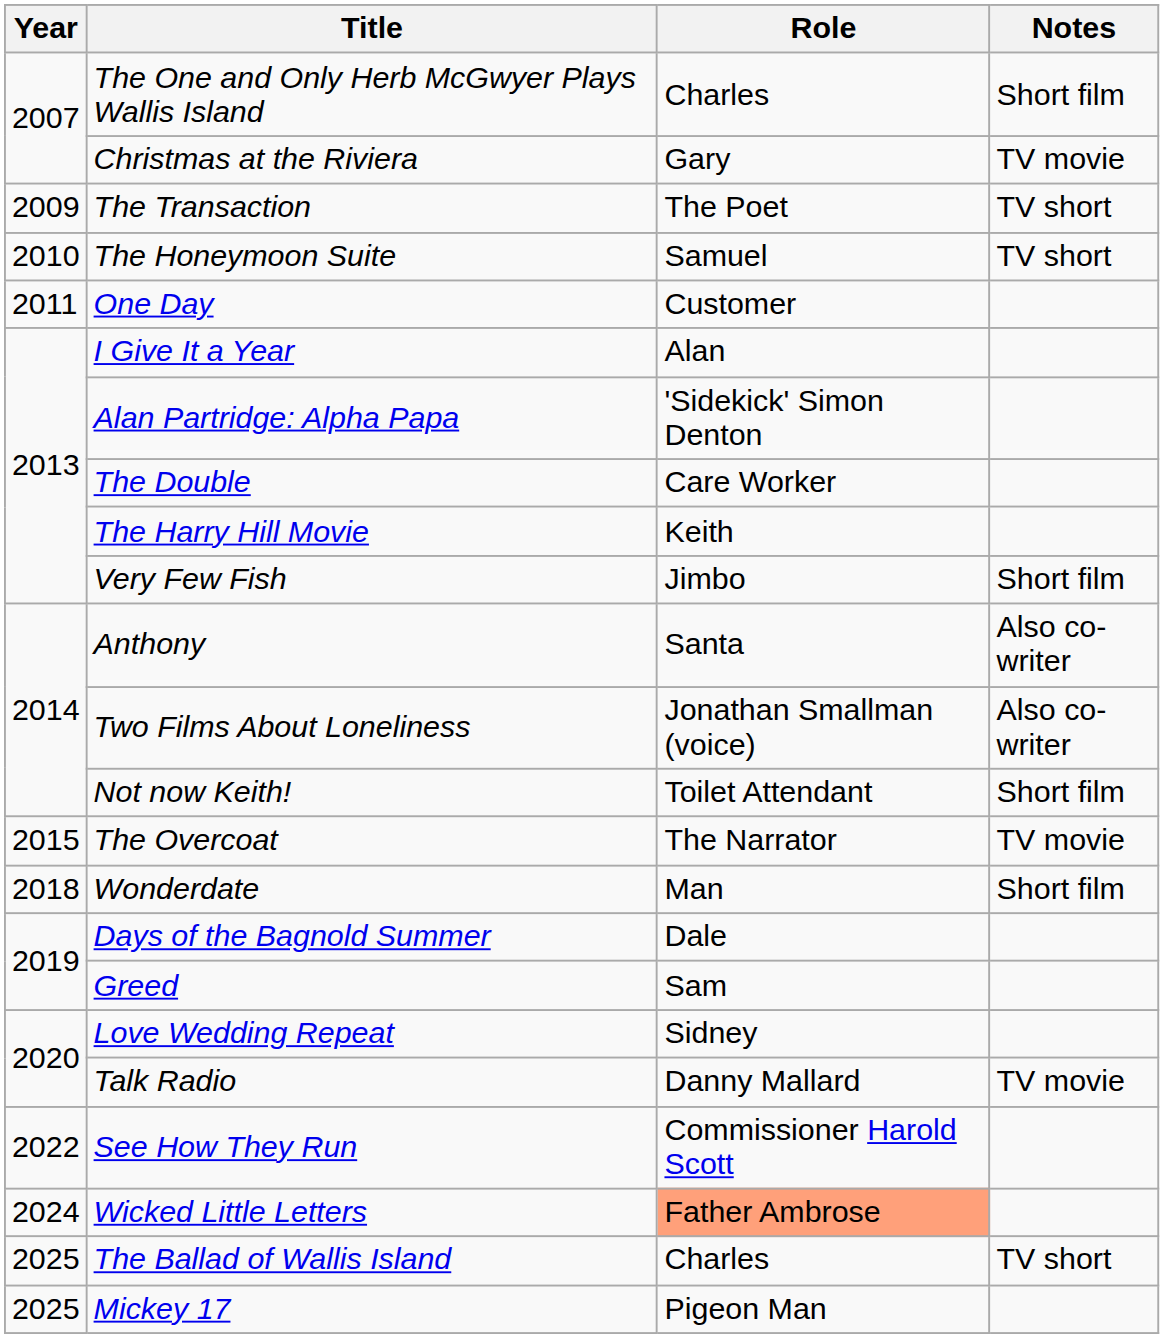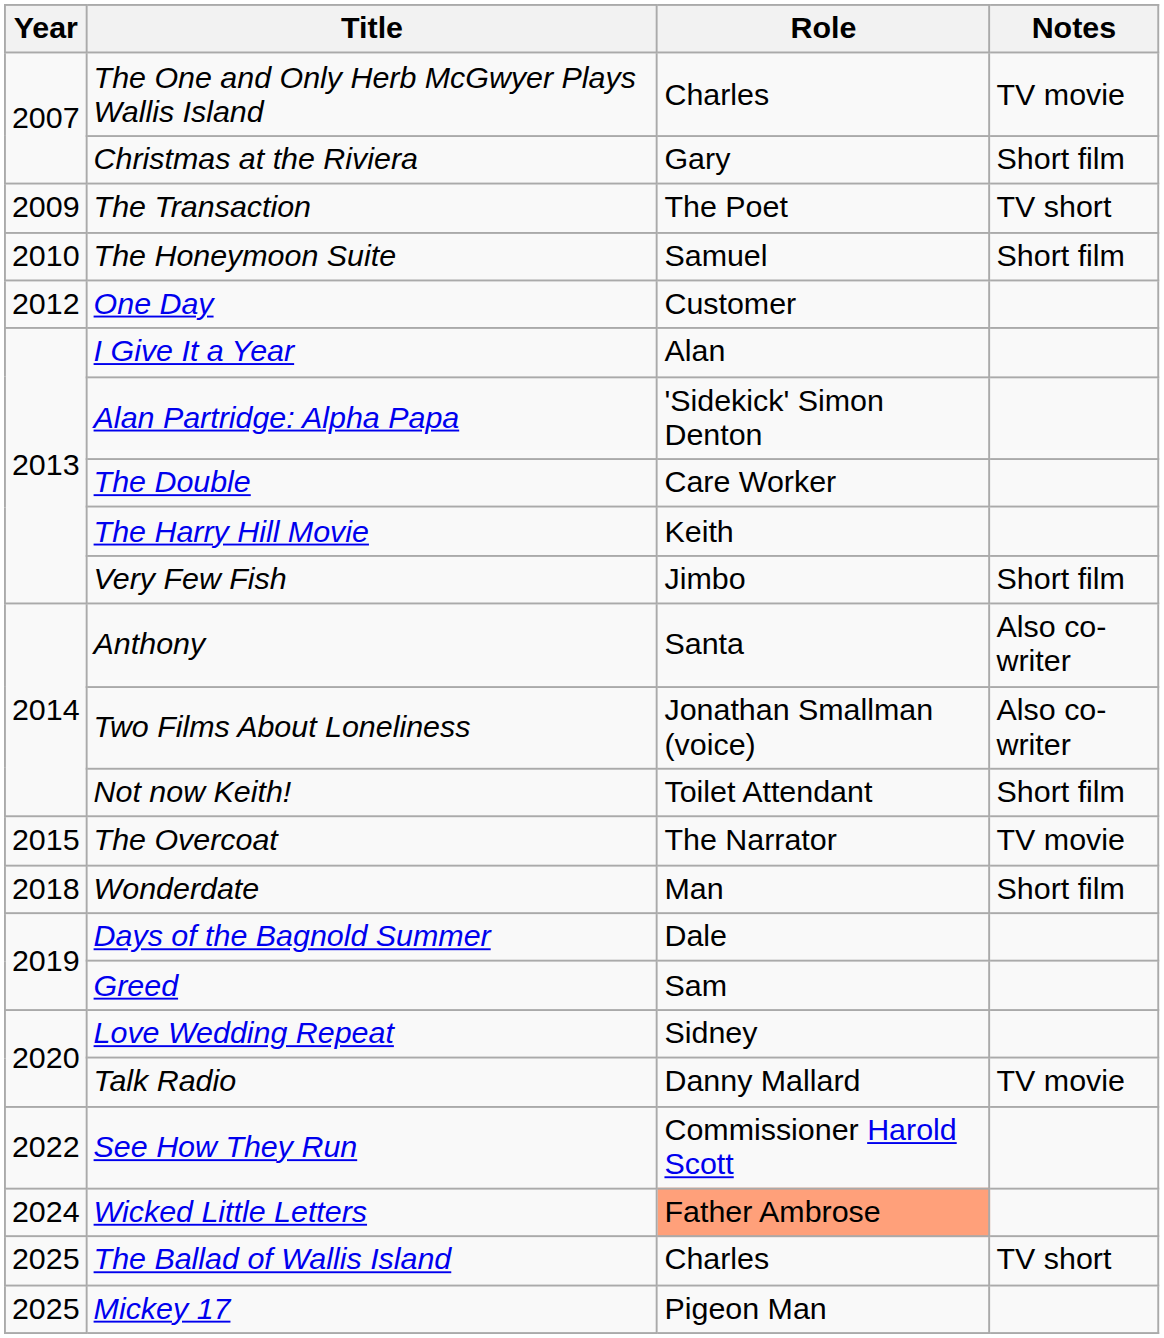(1061, 93) Short film -> (1061, 93) TV movie
(1061, 159) TV movie -> (1061, 159) Short film
(1054, 255) TV short -> (1061, 255) Short film
(45, 303) 2011 -> (46, 303) 2012
